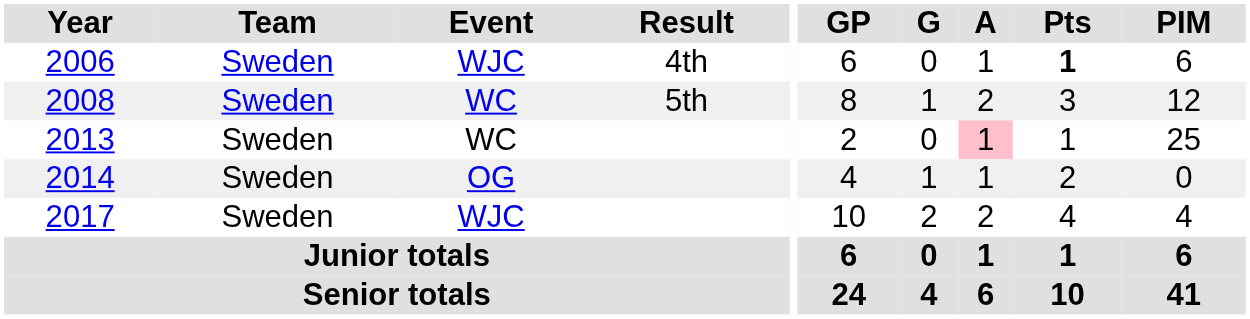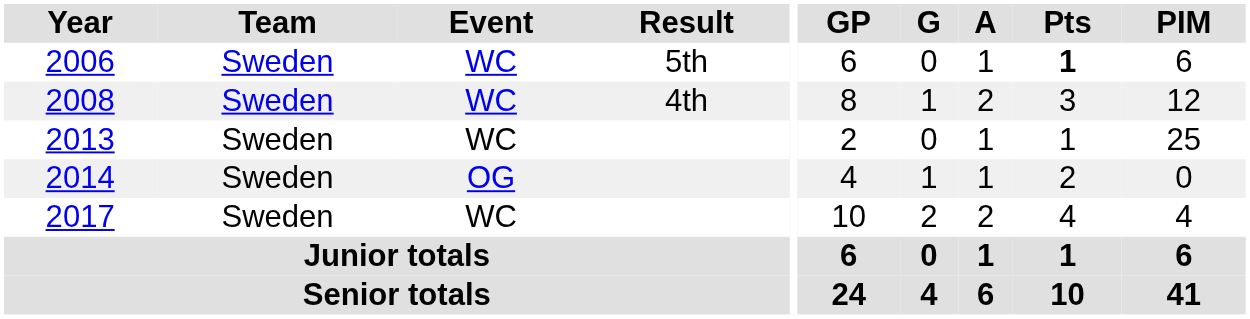(491, 61) WJC -> (491, 61) WC
(687, 61) 4th -> (687, 61) 5th
(687, 100) 5th -> (687, 100) 4th
(986, 139) pink background -> (986, 139) no background
(491, 216) WJC -> (491, 216) WC
